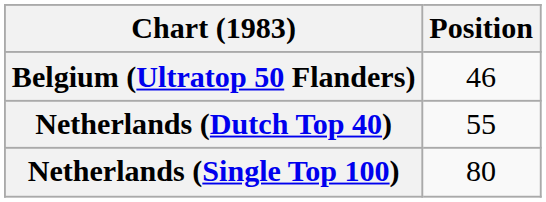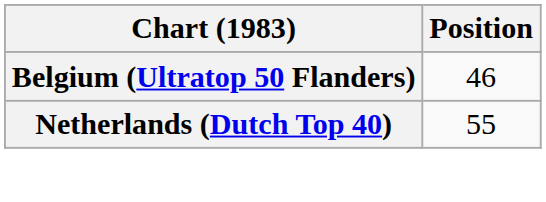- row: (214, 171)
